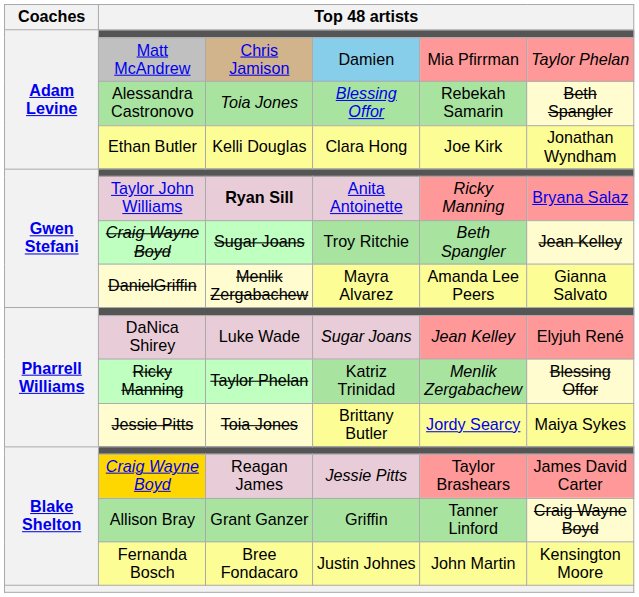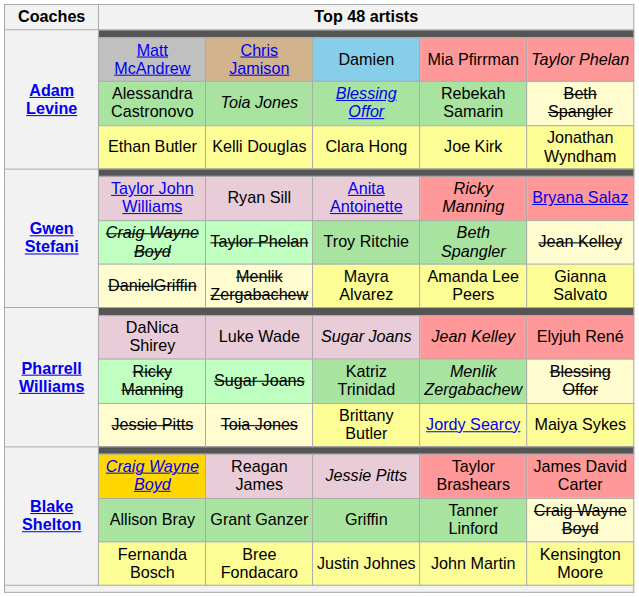(259, 198) bold -> (259, 198) normal
(259, 242) Sugar Joans -> (259, 242) Taylor Phelan
(259, 381) Taylor Phelan -> (259, 381) Sugar Joans
